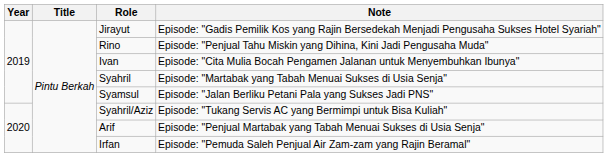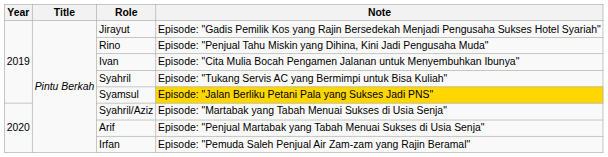(302, 78) Episode: "Martabak yang Tabah Menuai Sukses di Usia Senja" -> (303, 78) Episode: "Tukang Servis AC yang Bermimpi untuk Bisa Kuliah"
(296, 95) no background -> (296, 95) gold background
(303, 111) Episode: "Tukang Servis AC yang Bermimpi untuk Bisa Kuliah" -> (302, 111) Episode: "Martabak yang Tabah Menuai Sukses di Usia Senja"
